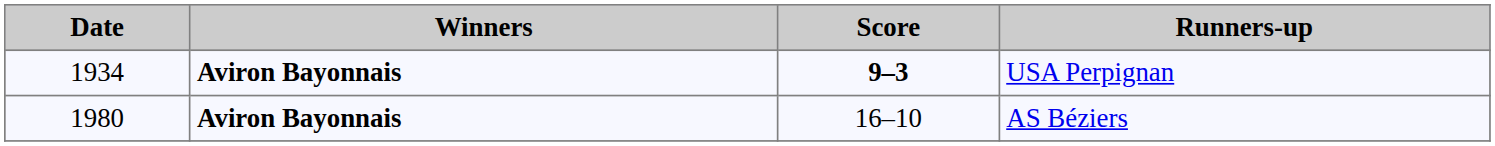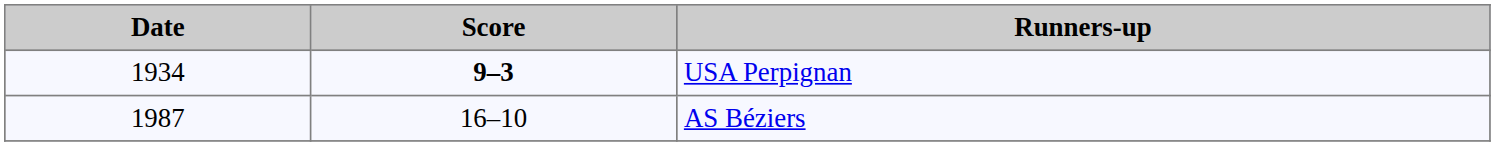- column: (484, 27)
(97, 117) 1980 -> (158, 117) 1987
